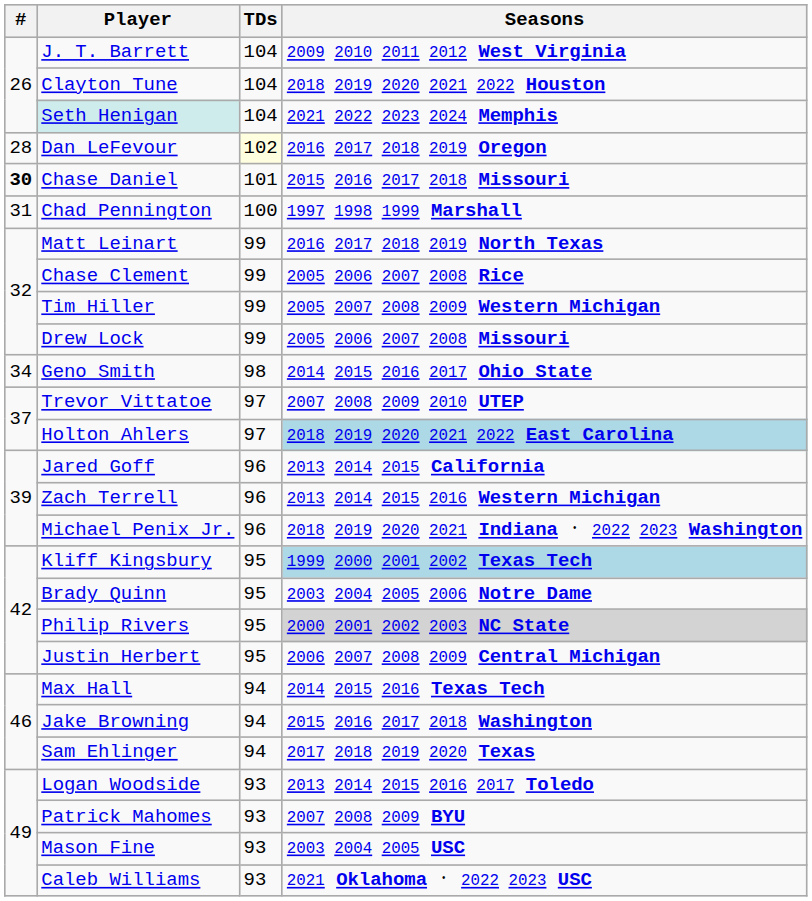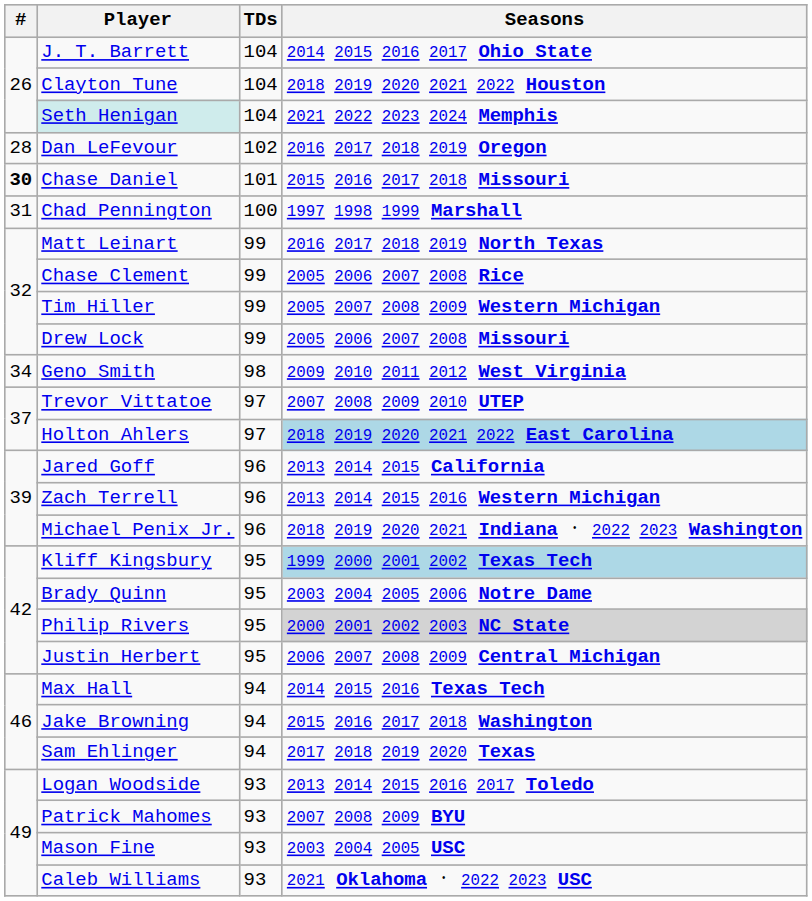(456, 52) 2009 2010 2011 2012 West Virginia -> (439, 52) 2014 2015 2016 2017 Ohio State
(261, 148) lightyellow background -> (261, 148) no background
(439, 371) 2014 2015 2016 2017 Ohio State -> (456, 371) 2009 2010 2011 2012 West Virginia
